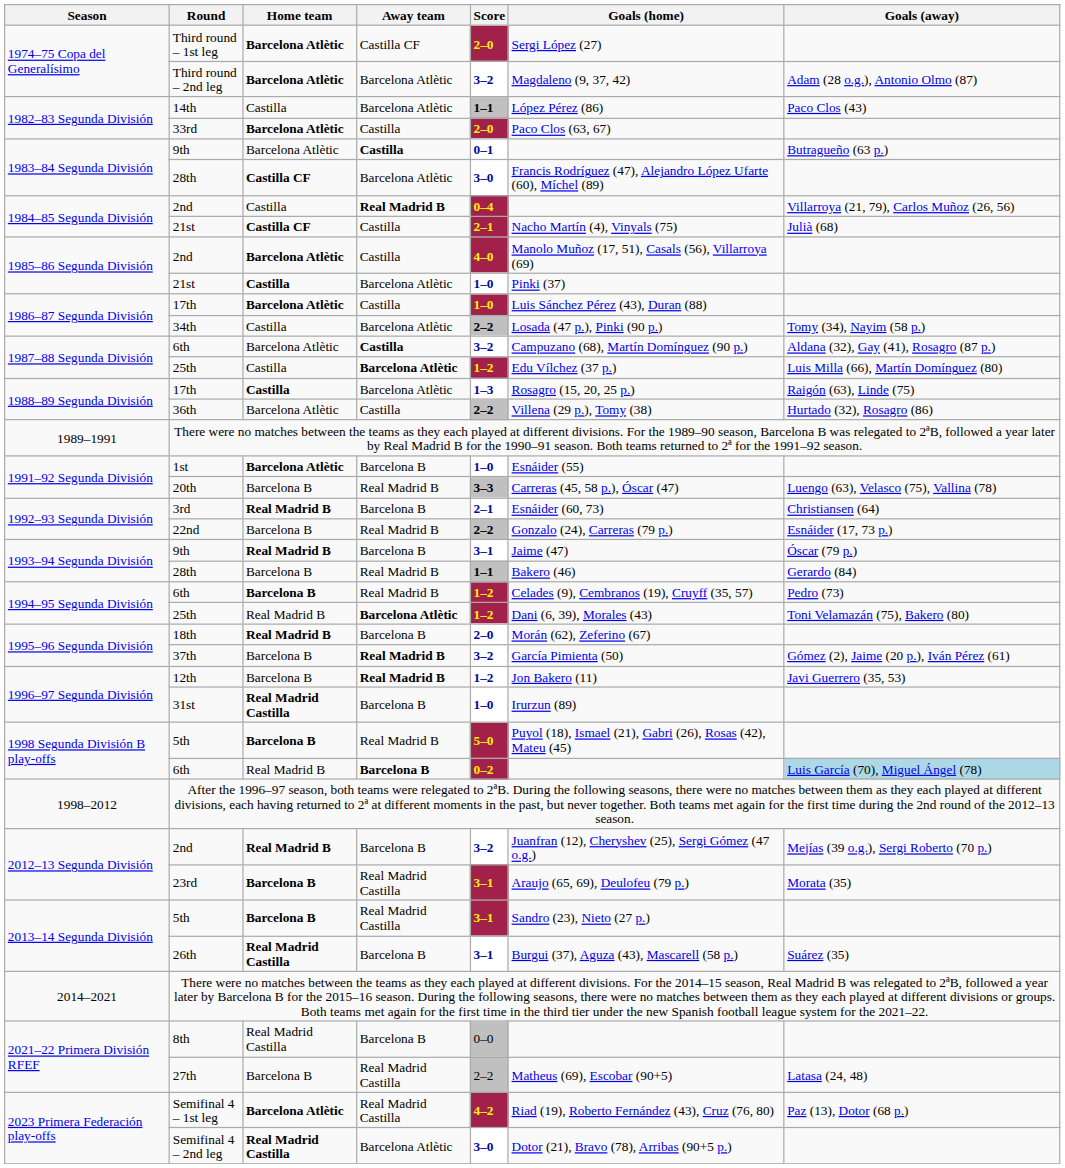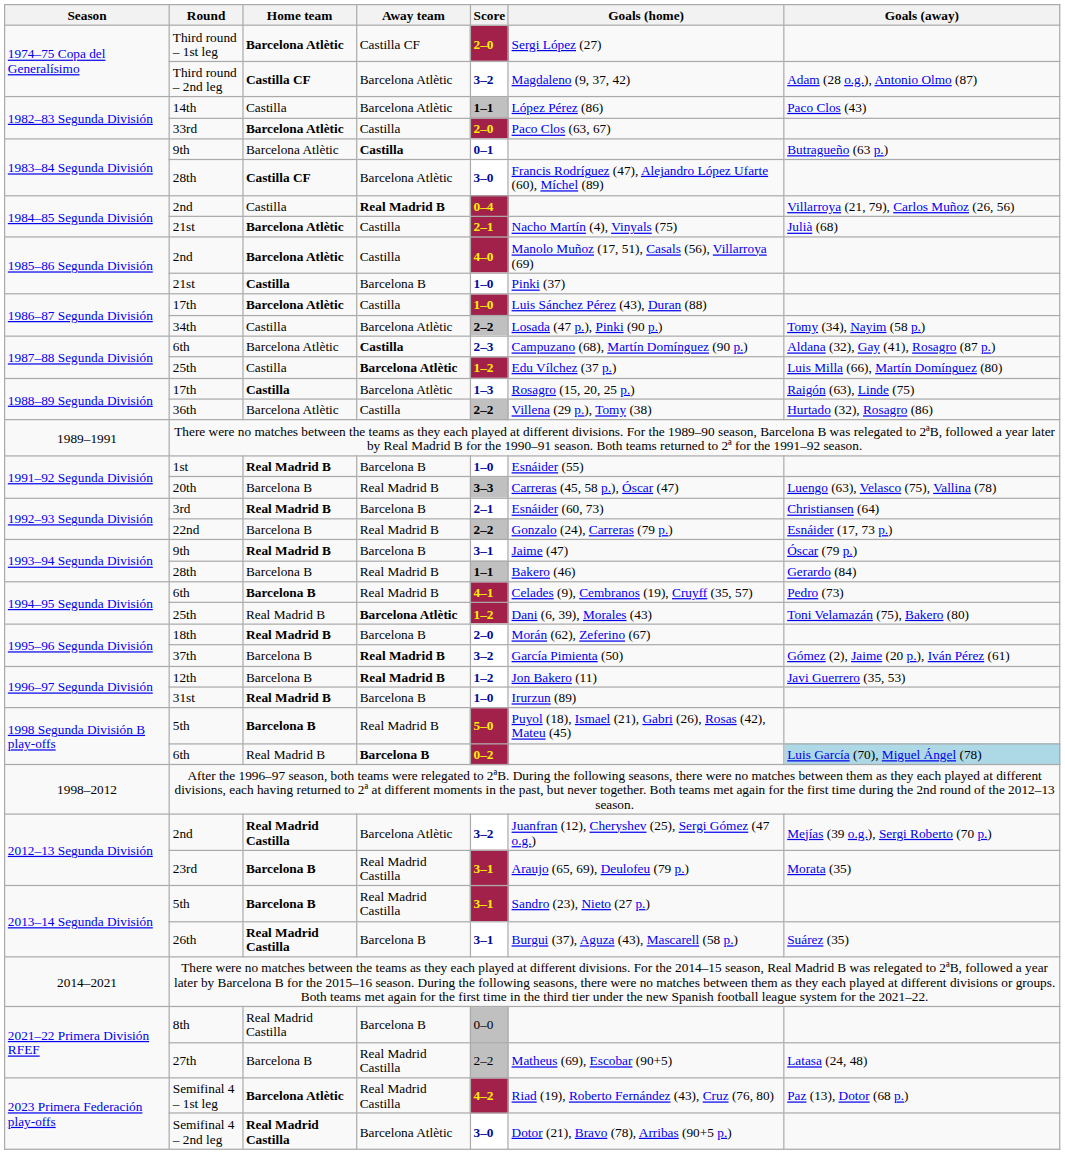(295, 79) Barcelona Atlètic -> (278, 79) Castilla CF
(278, 227) Castilla CF -> (295, 227) Barcelona Atlètic
(406, 283) Barcelona Atlètic -> (393, 283) Barcelona B
(484, 347) 3–2 -> (484, 347) 2–3
(295, 466) Barcelona Atlètic -> (288, 466) Real Madrid B
(484, 592) 1–2 -> (484, 592) 4–1
(282, 705) Real Madrid Castilla -> (288, 697) Real Madrid B
(288, 847) Real Madrid B -> (282, 832) Real Madrid Castilla
(393, 847) Barcelona B -> (406, 832) Barcelona Atlètic
